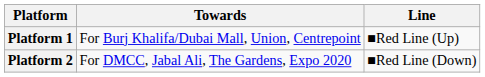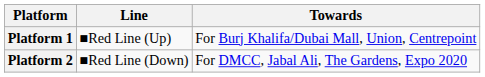columns swapped: (422, 15) <-> (220, 15)
